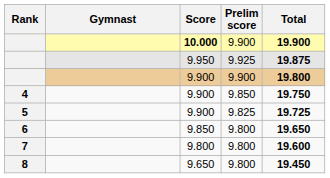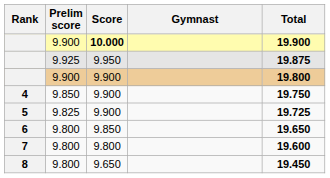columns swapped: (113, 19) <-> (242, 19)
